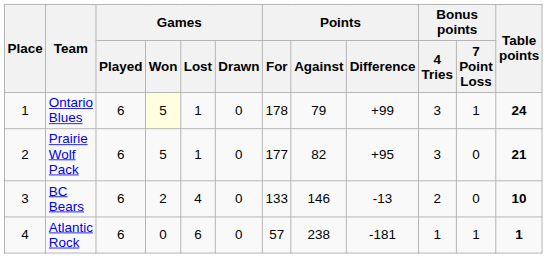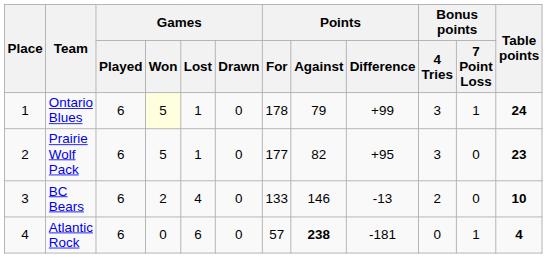(519, 154) 21 -> (519, 154) 23
(319, 235) normal -> (319, 235) bold
(437, 235) 1 -> (437, 235) 0
(519, 235) 1 -> (519, 235) 4
